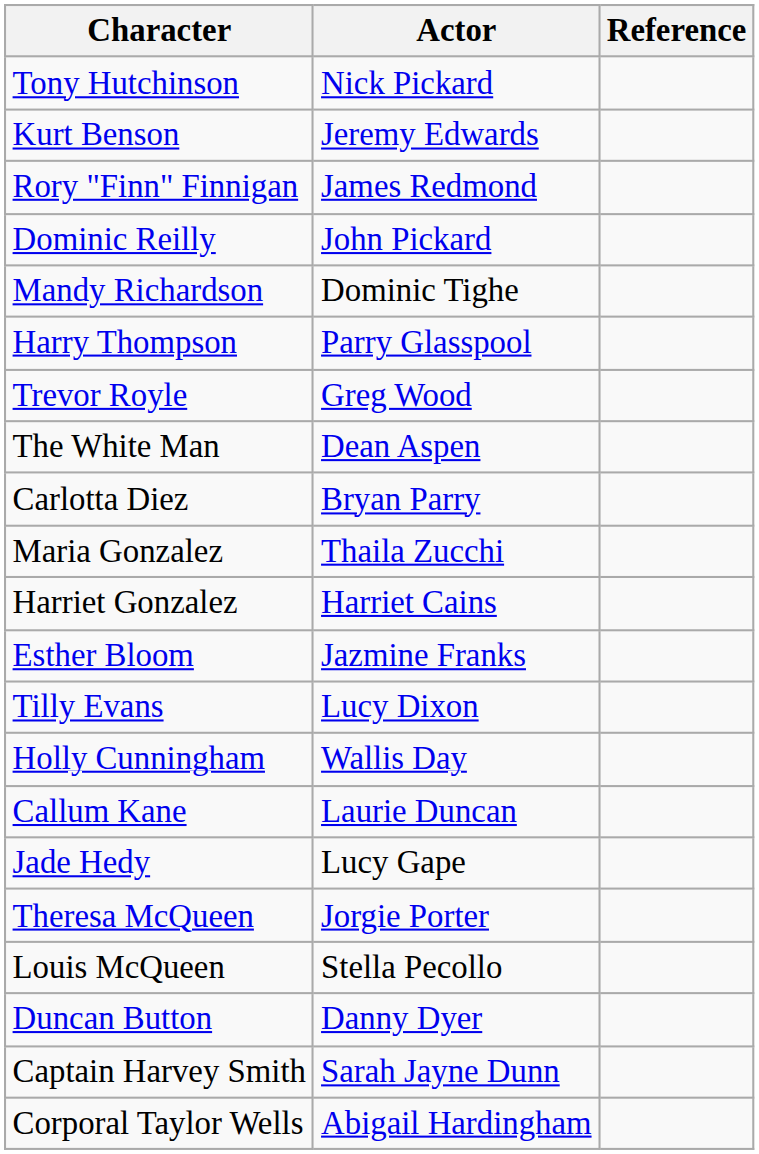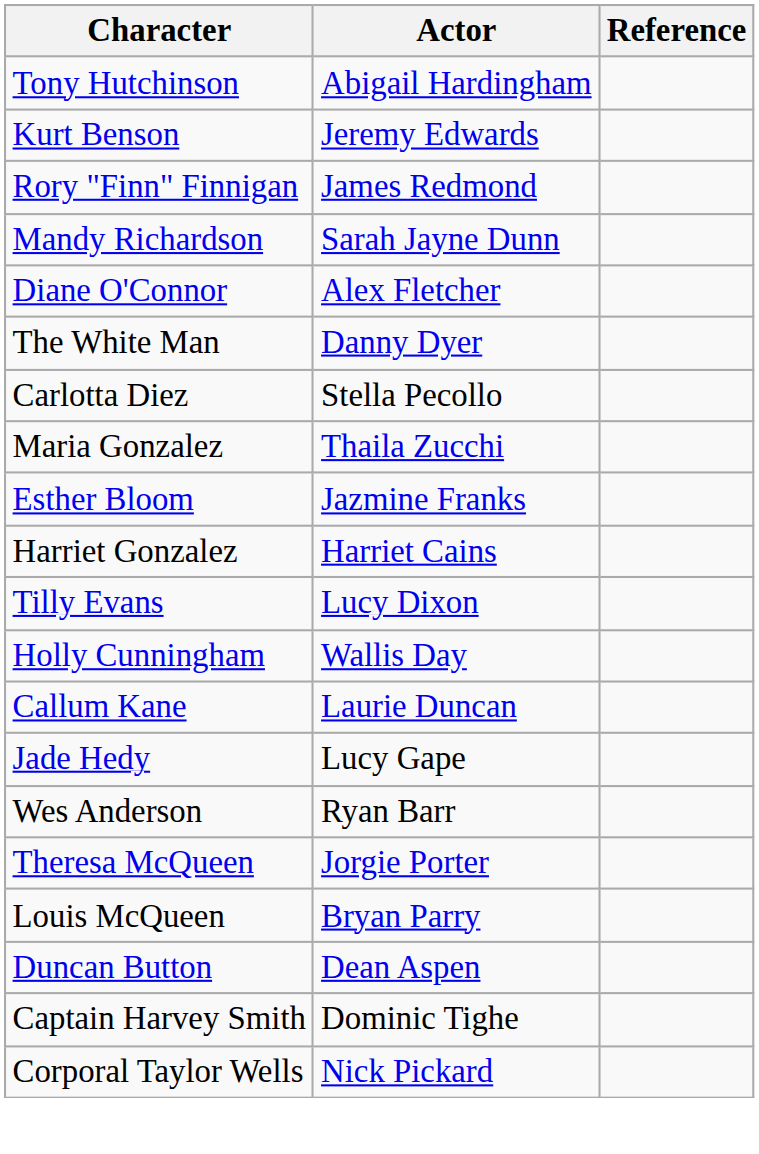(407, 82) Nick Pickard -> (456, 82) Abigail Hardingham
- row: (114, 238)
(420, 290) Dominic Tighe -> (440, 238) Sarah Jayne Dunn
- row: (125, 342)
+ row: (120, 290)
- row: (100, 394)
(401, 446) Dean Aspen -> (402, 342) Danny Dyer
(401, 498) Bryan Parry -> (412, 394) Stella Pecollo
rows swapped: (125, 602) <-> (103, 654)
+ row: (107, 810)
(412, 966) Stella Pecollo -> (401, 914) Bryan Parry
(402, 1018) Danny Dyer -> (401, 966) Dean Aspen
(440, 1070) Sarah Jayne Dunn -> (420, 1018) Dominic Tighe
(456, 1122) Abigail Hardingham -> (407, 1070) Nick Pickard
